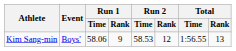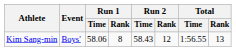(120, 39) 9 -> (120, 39) 8
(143, 39) 58.53 -> (143, 39) 58.43
